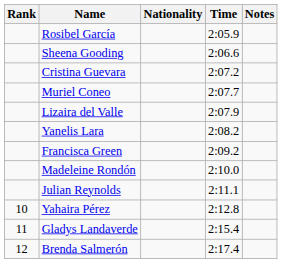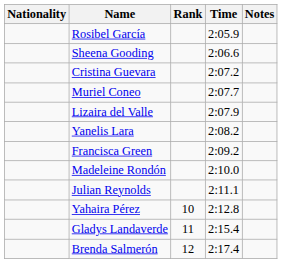columns swapped: (22, 14) <-> (173, 14)
